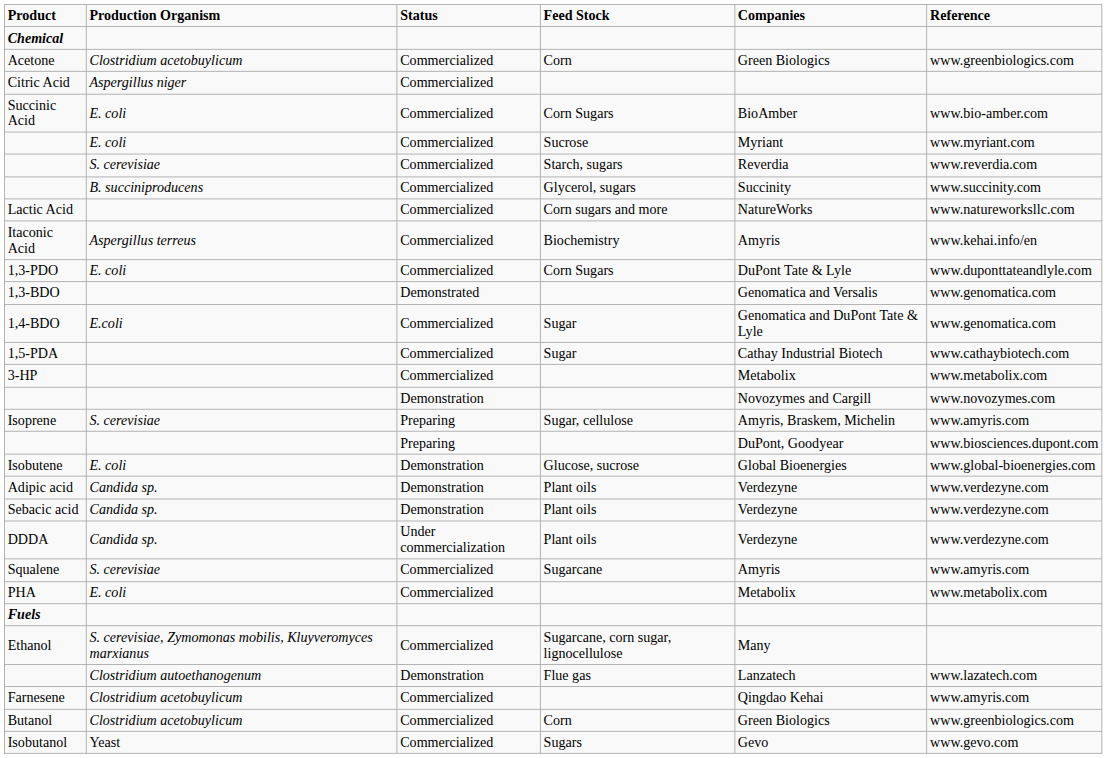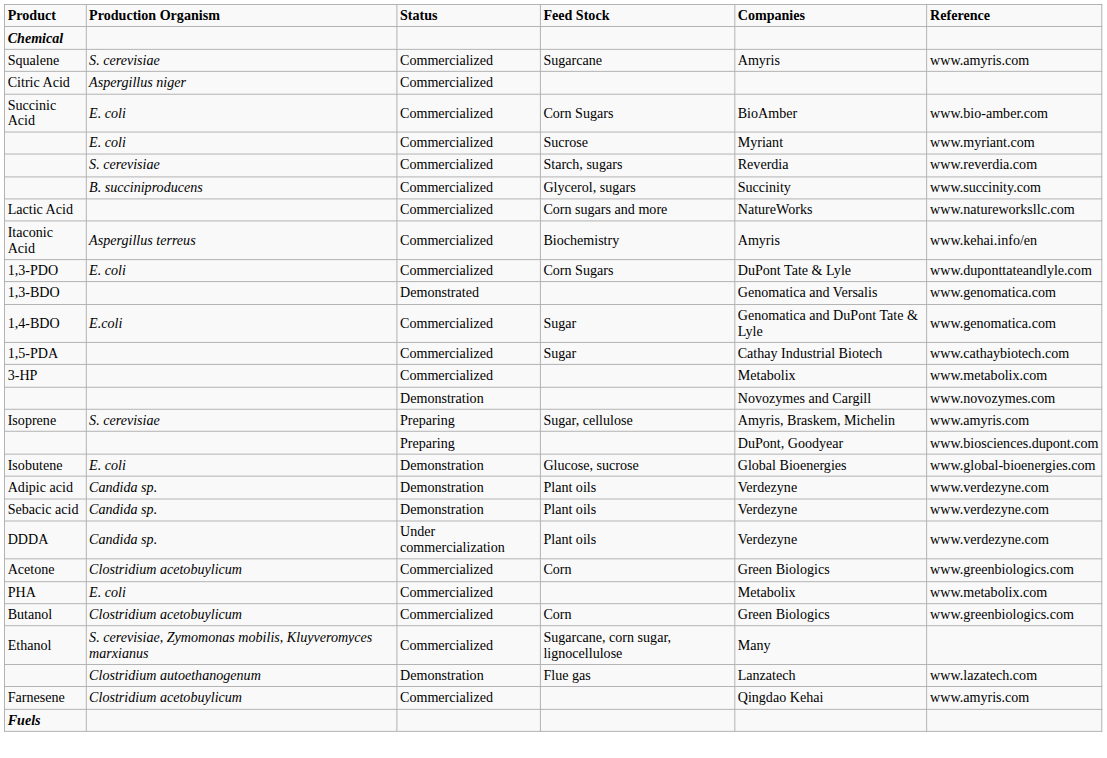rows swapped: (31, 60) <-> (33, 570)
rows swapped: (24, 614) <-> (30, 720)
- row: (37, 742)
